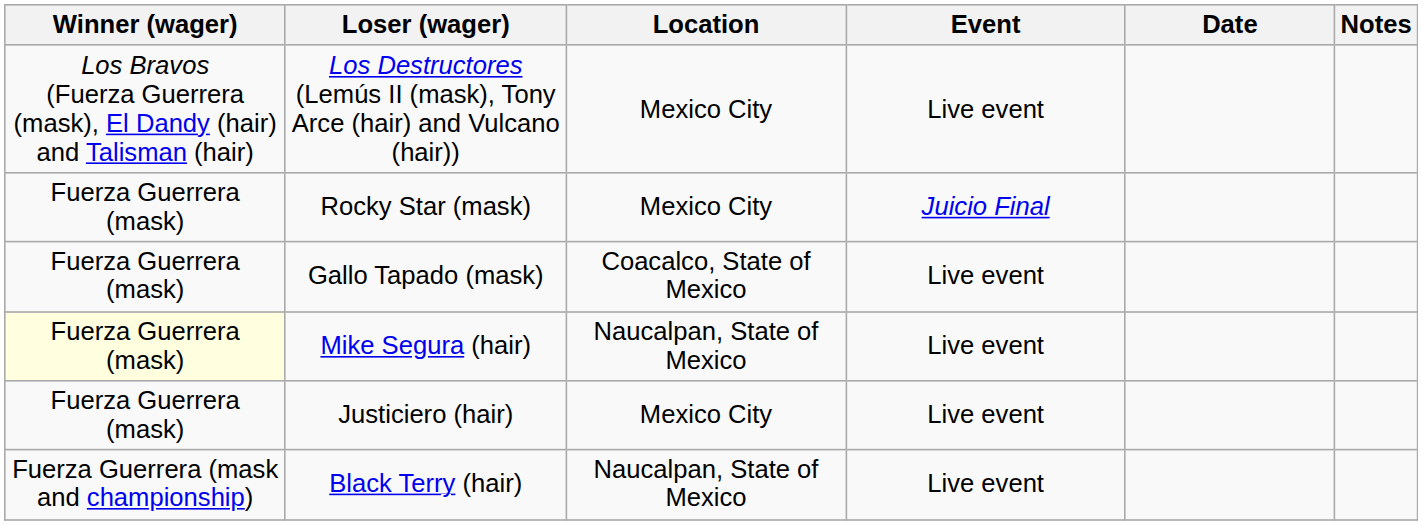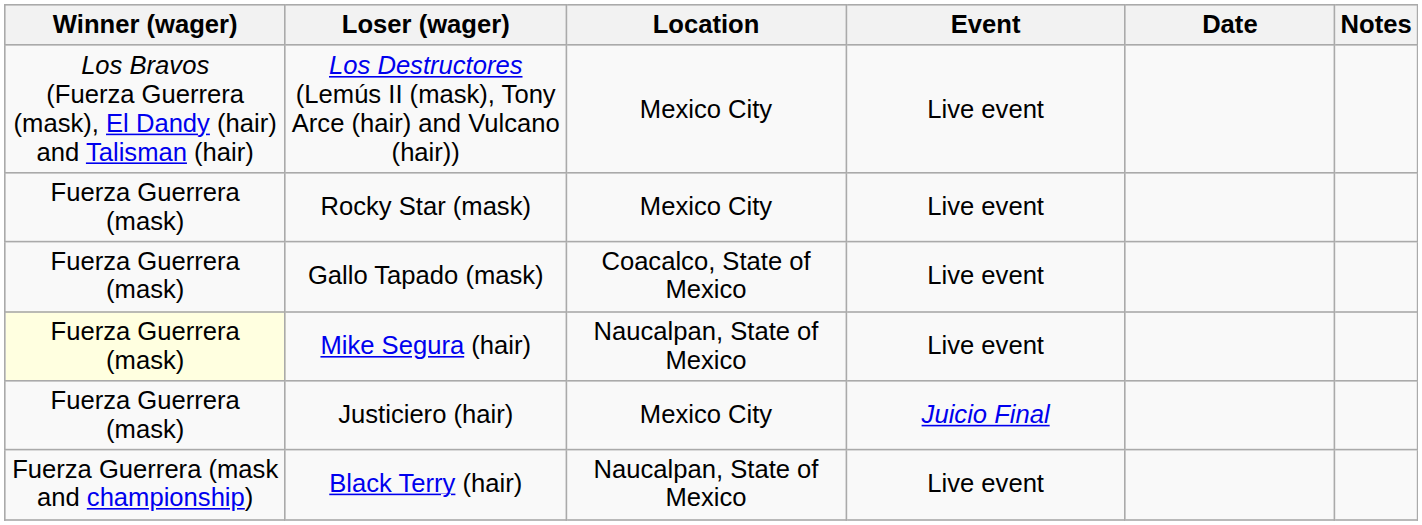(986, 206) Juicio Final -> (986, 206) Live event
(986, 414) Live event -> (986, 414) Juicio Final
